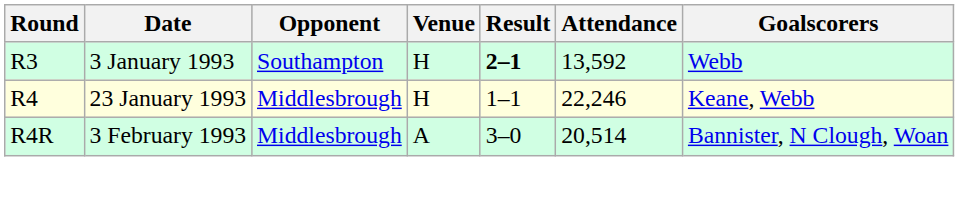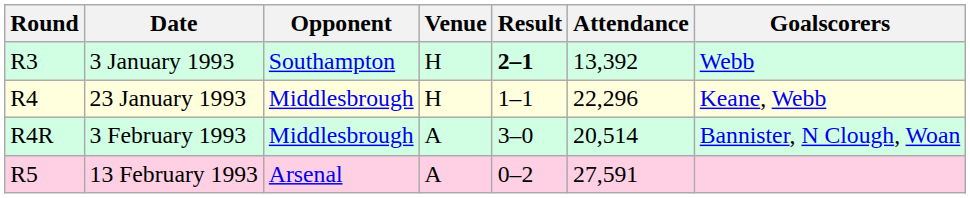(594, 60) 13,592 -> (606, 60) 13,392
(594, 98) 22,246 -> (606, 98) 22,296
+ row: (174, 173)
